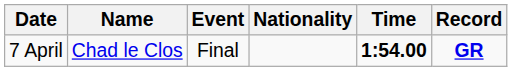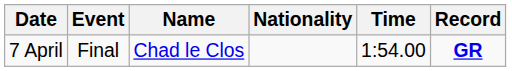columns swapped: (218, 19) <-> (127, 19)
(394, 50) bold -> (393, 50) normal
